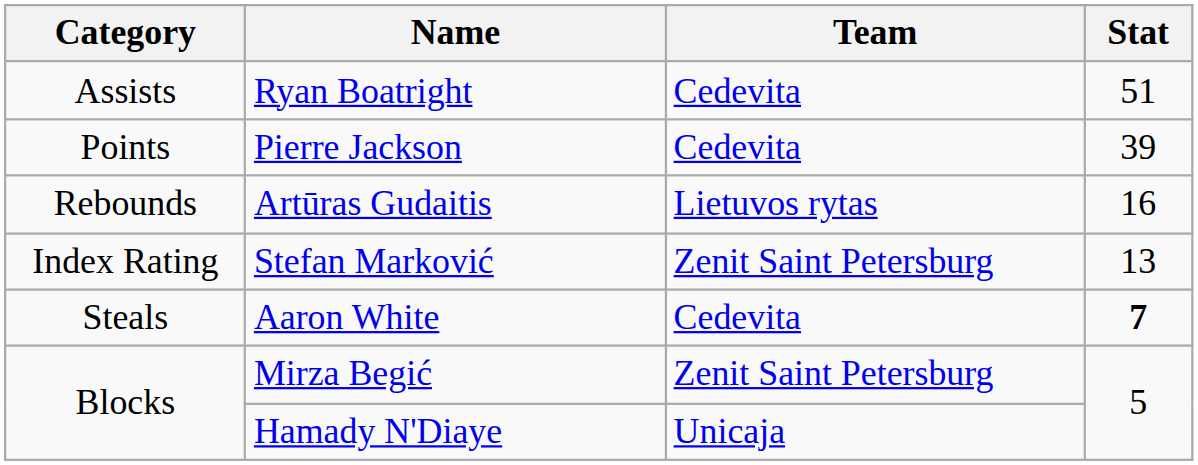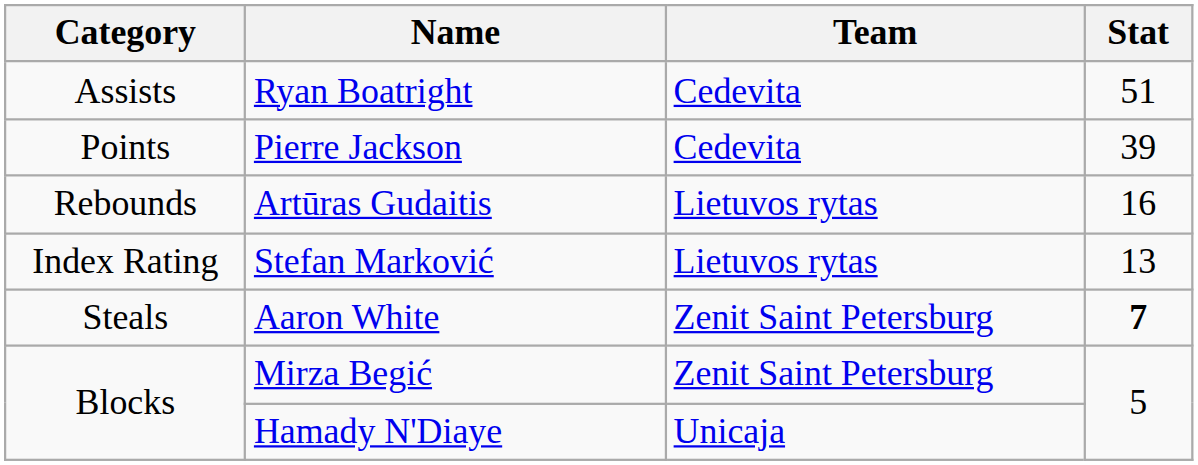(834, 260) Zenit Saint Petersburg -> (776, 260) Lietuvos rytas
(737, 317) Cedevita -> (834, 317) Zenit Saint Petersburg
